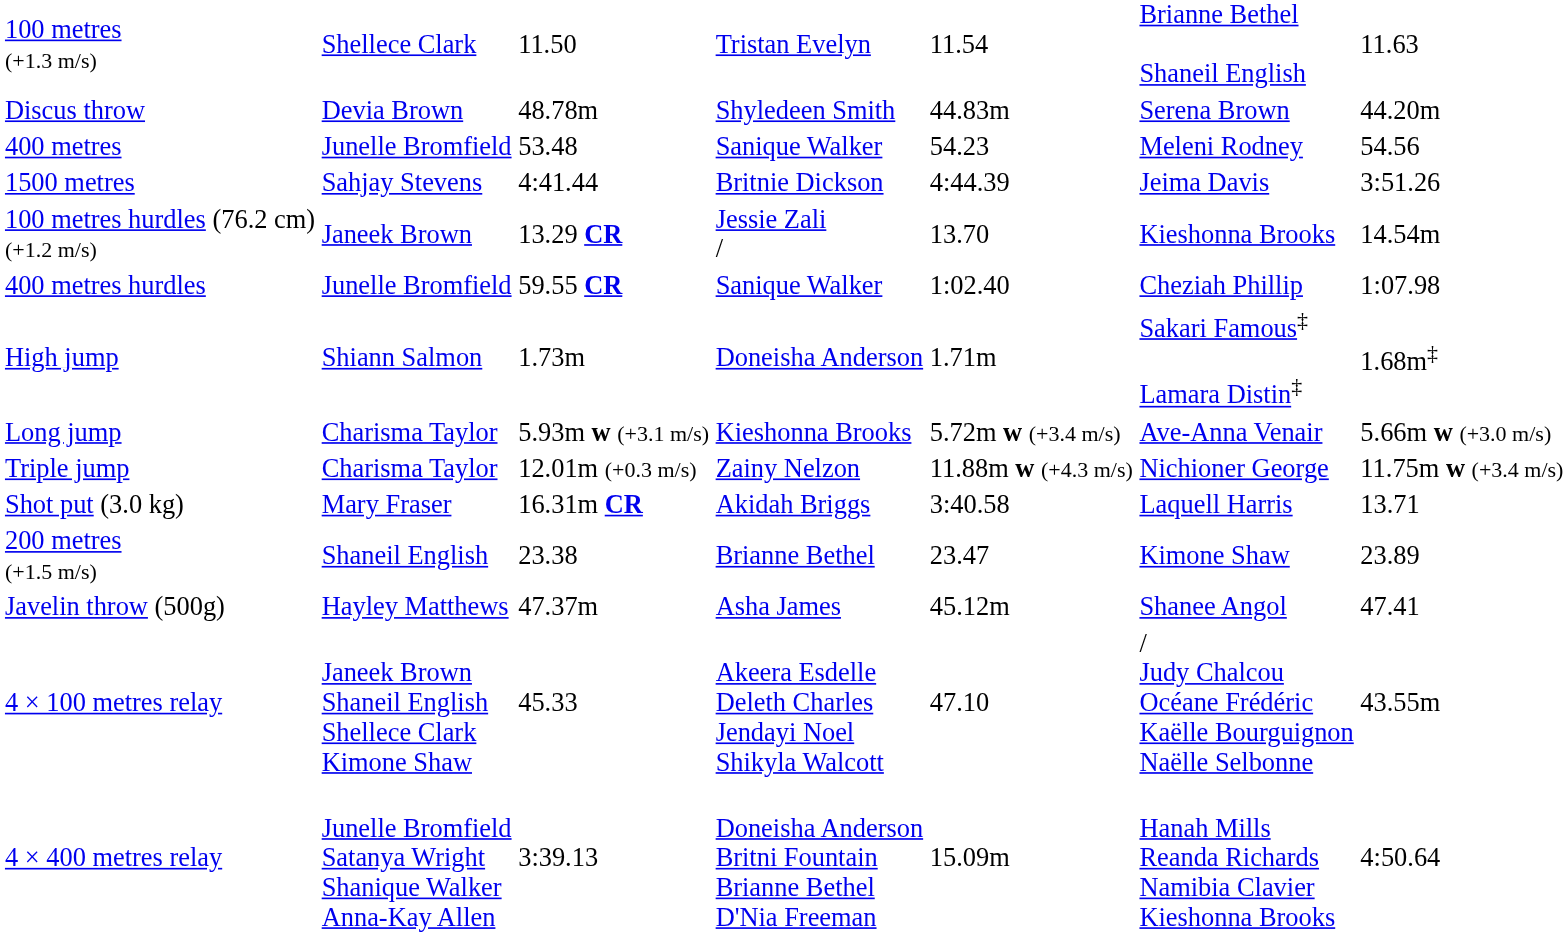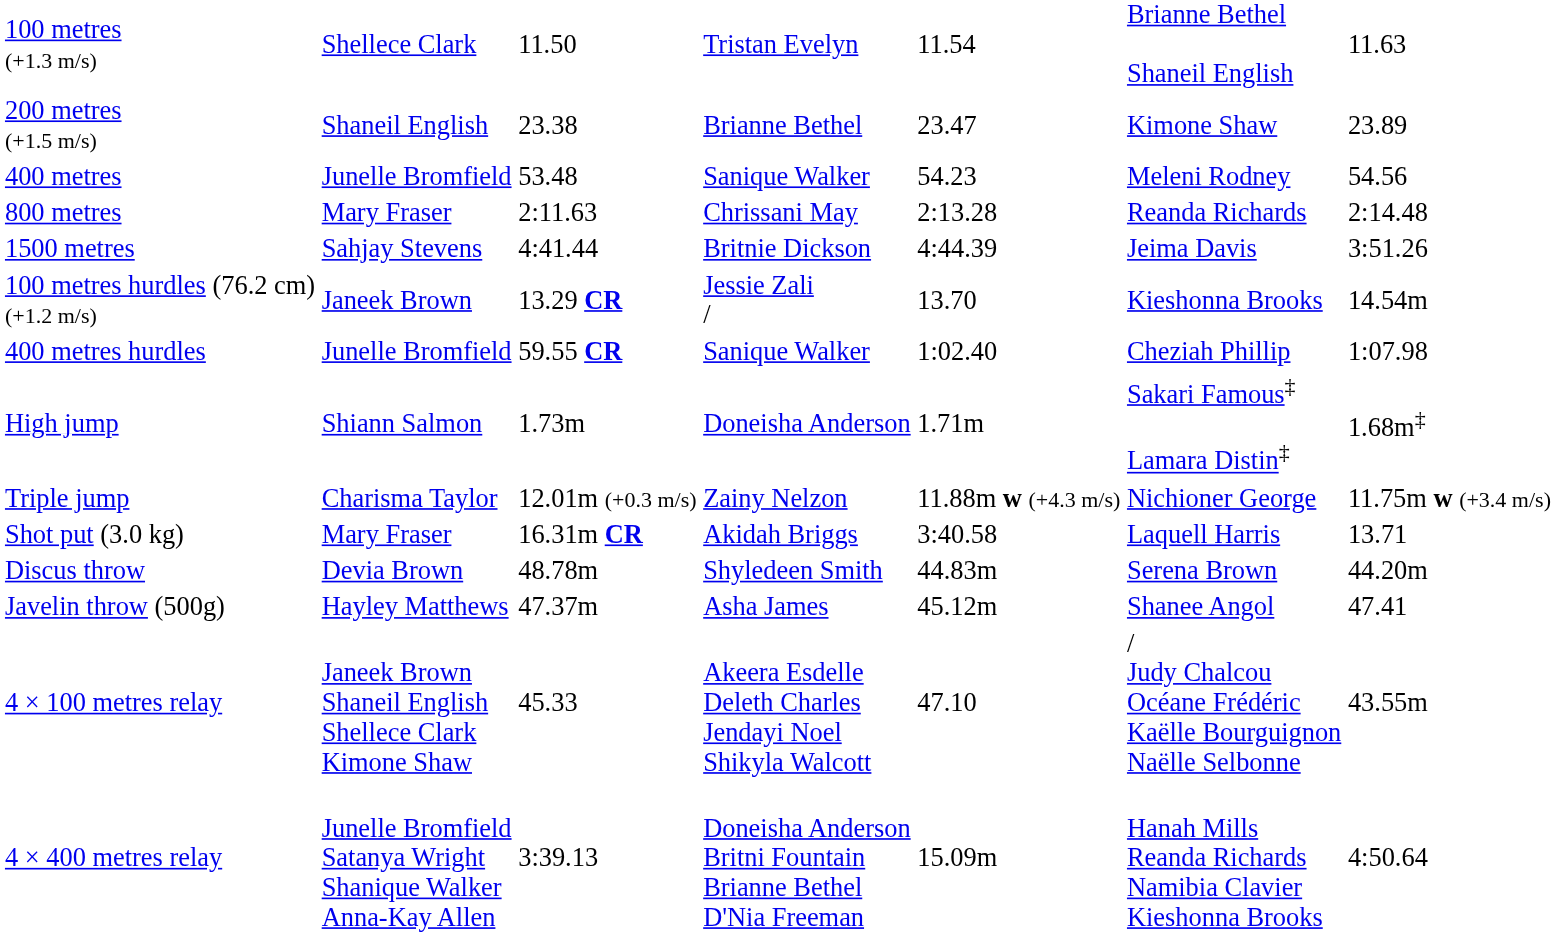rows swapped: (63, 555) <-> (75, 110)
+ row: (63, 212)
- row: (63, 431)
